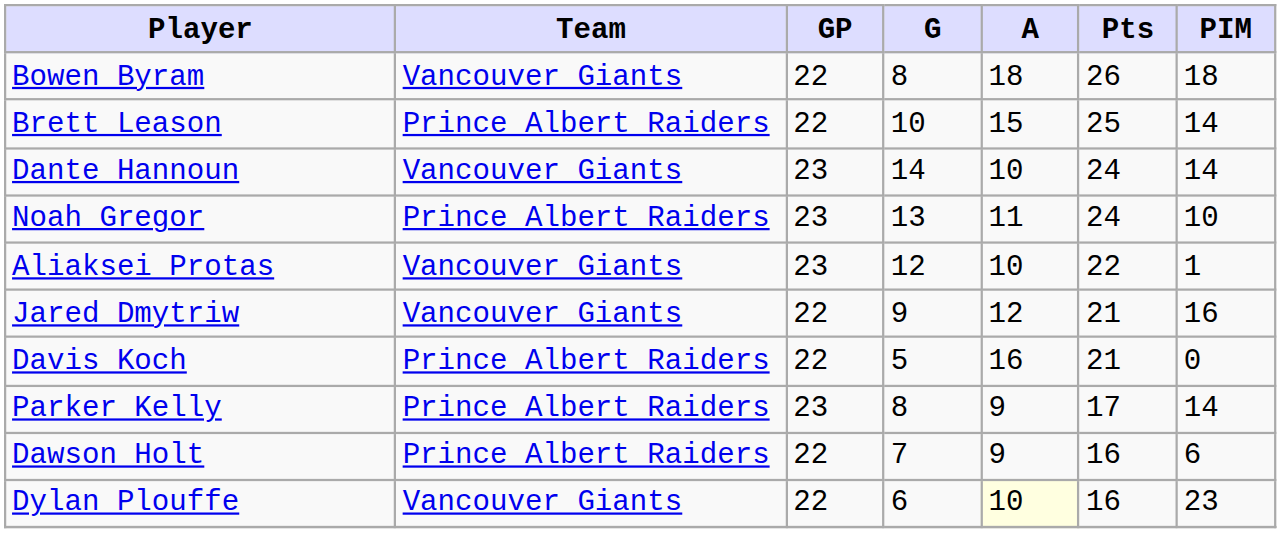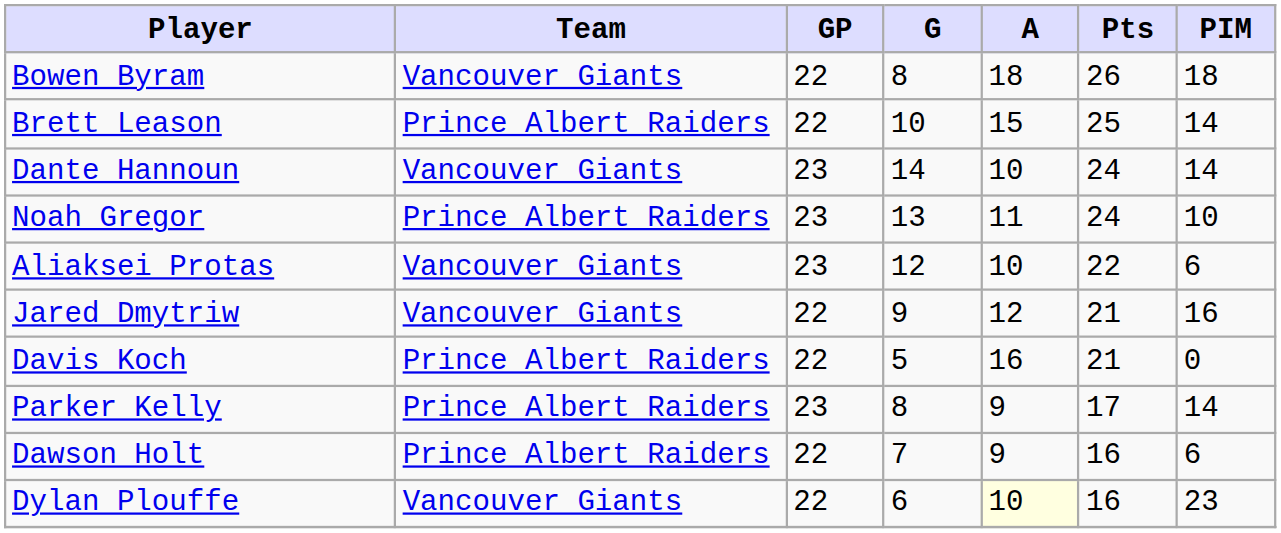(1192, 266) 1 -> (1192, 266) 6
